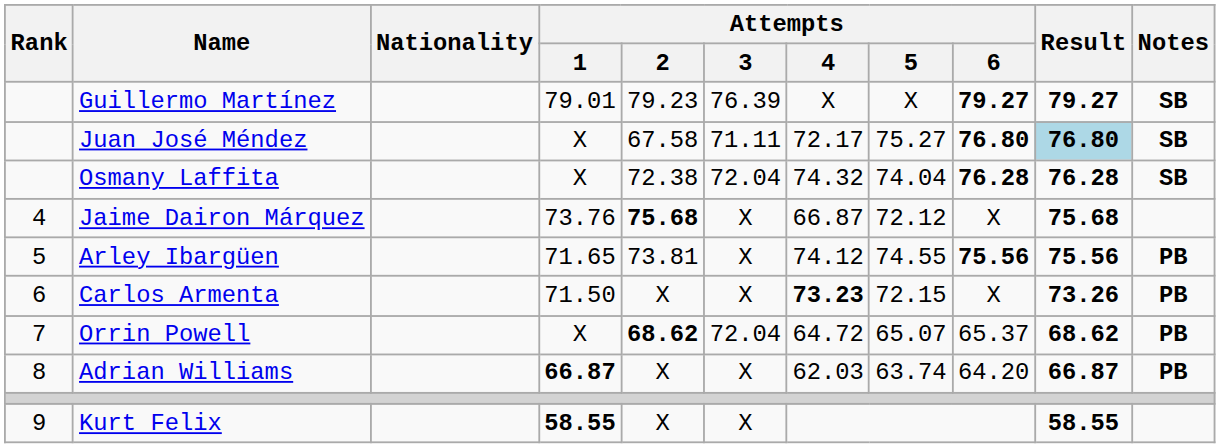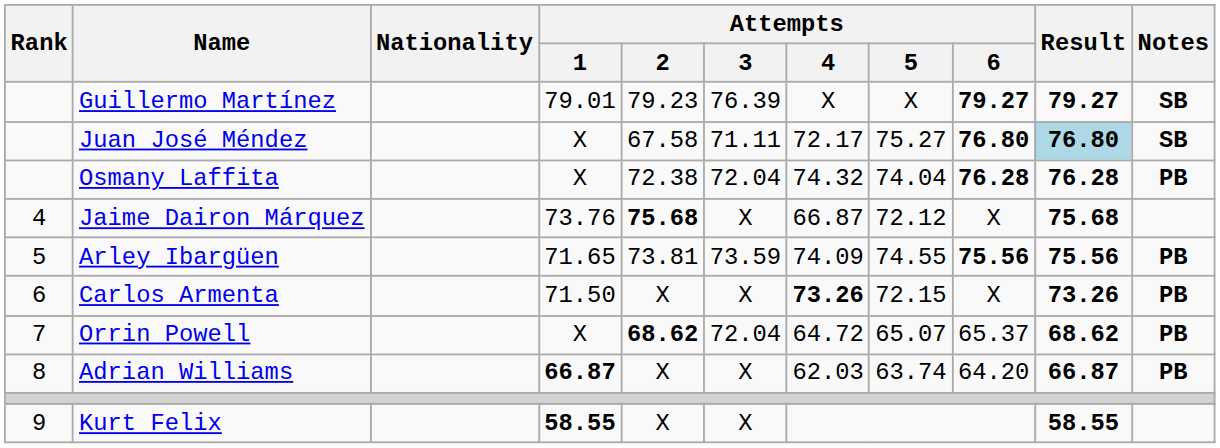(1173, 179) SB -> (1173, 179) PB
(745, 257) X -> (745, 257) 73.59
(828, 257) 74.12 -> (828, 257) 74.09
(828, 296) 73.23 -> (828, 296) 73.26
